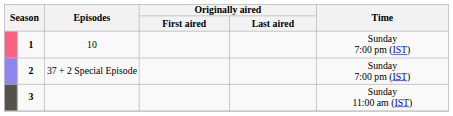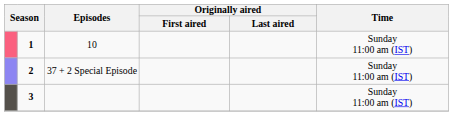(382, 44) Sunday 7:00 pm (IST) -> (382, 44) Sunday 11:00 am (IST)
(382, 71) Sunday 7:00 pm (IST) -> (382, 71) Sunday 11:00 am (IST)
